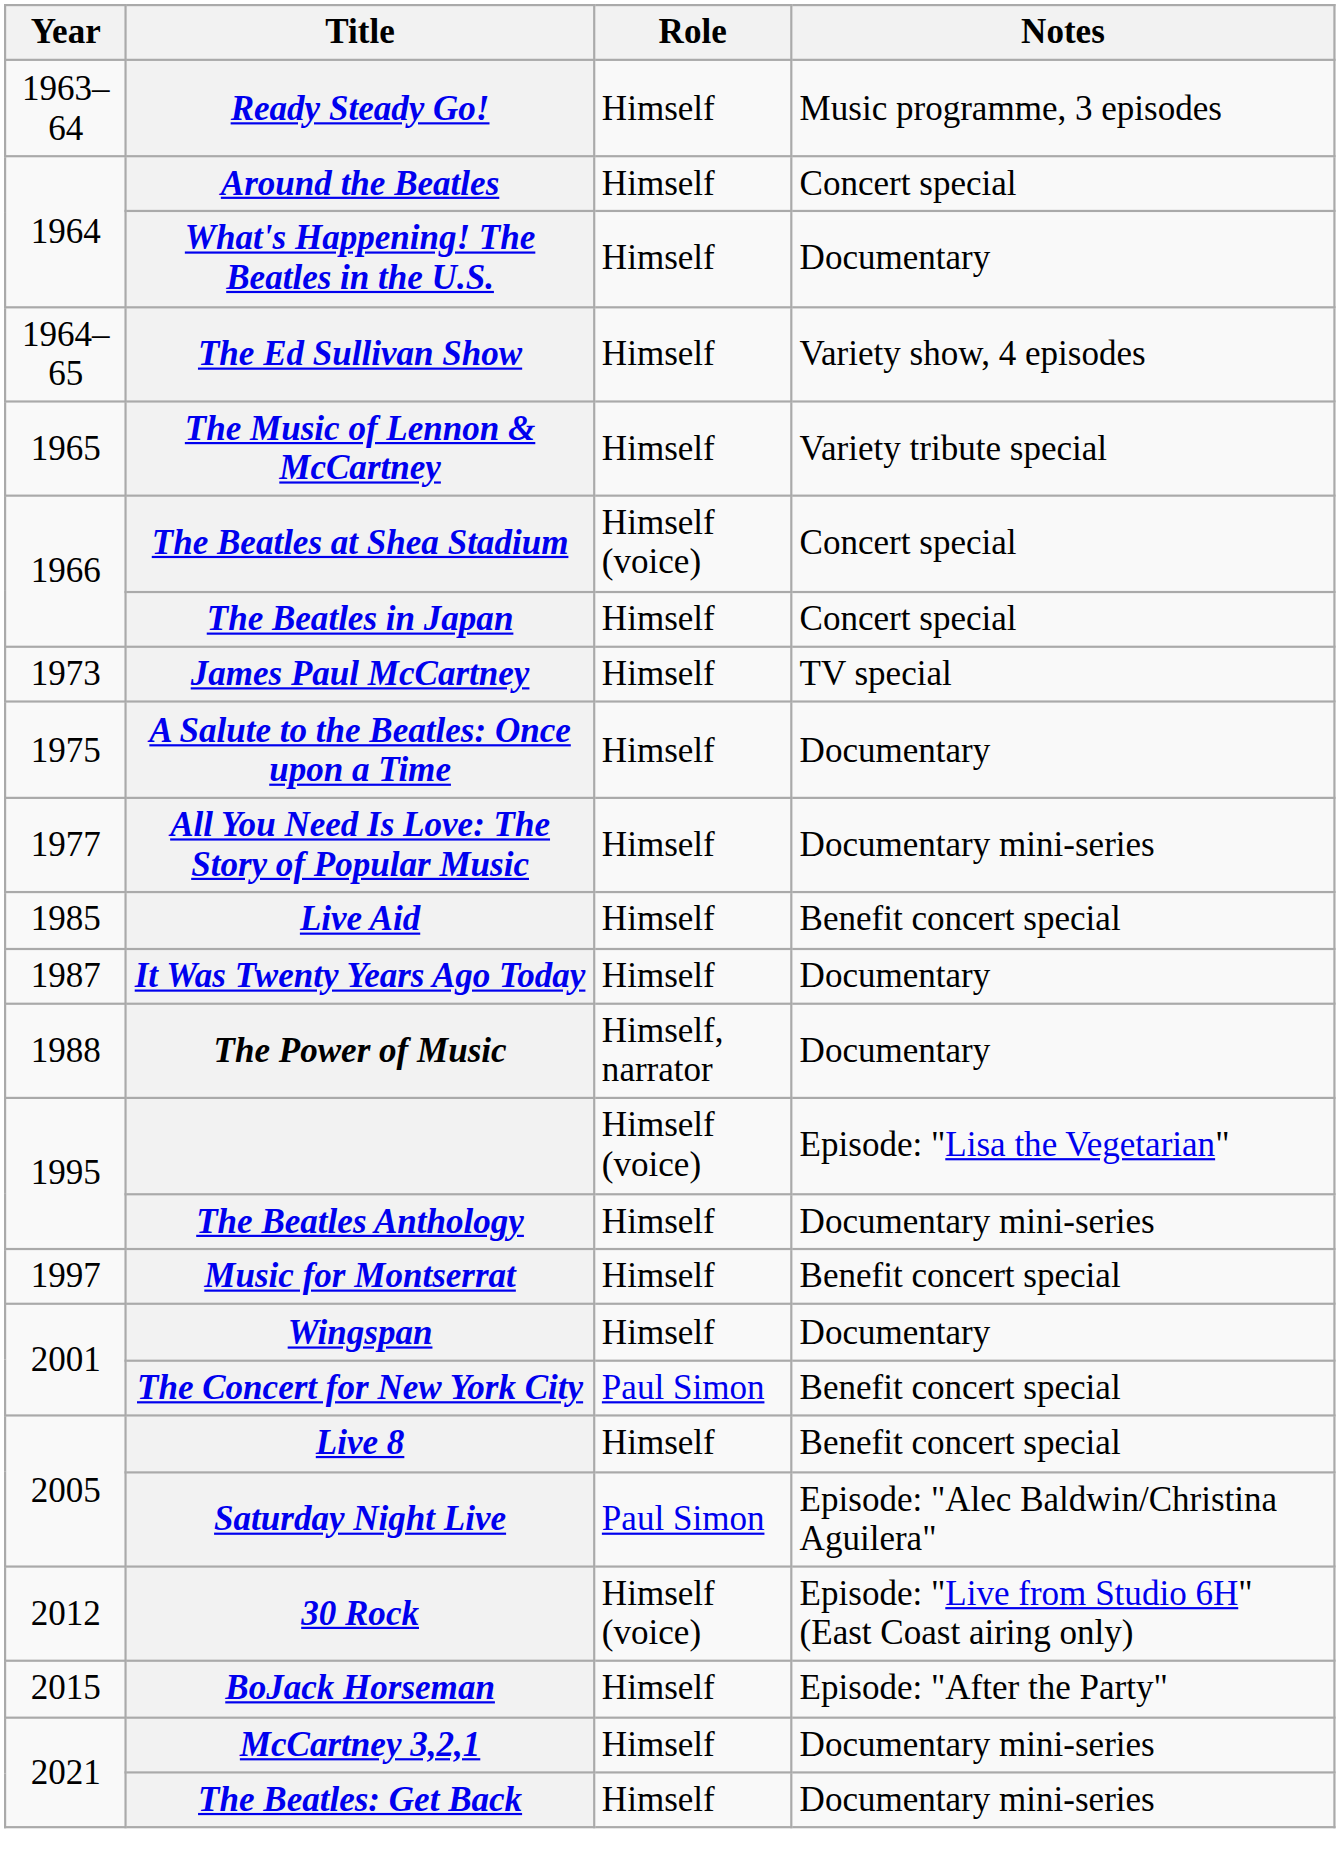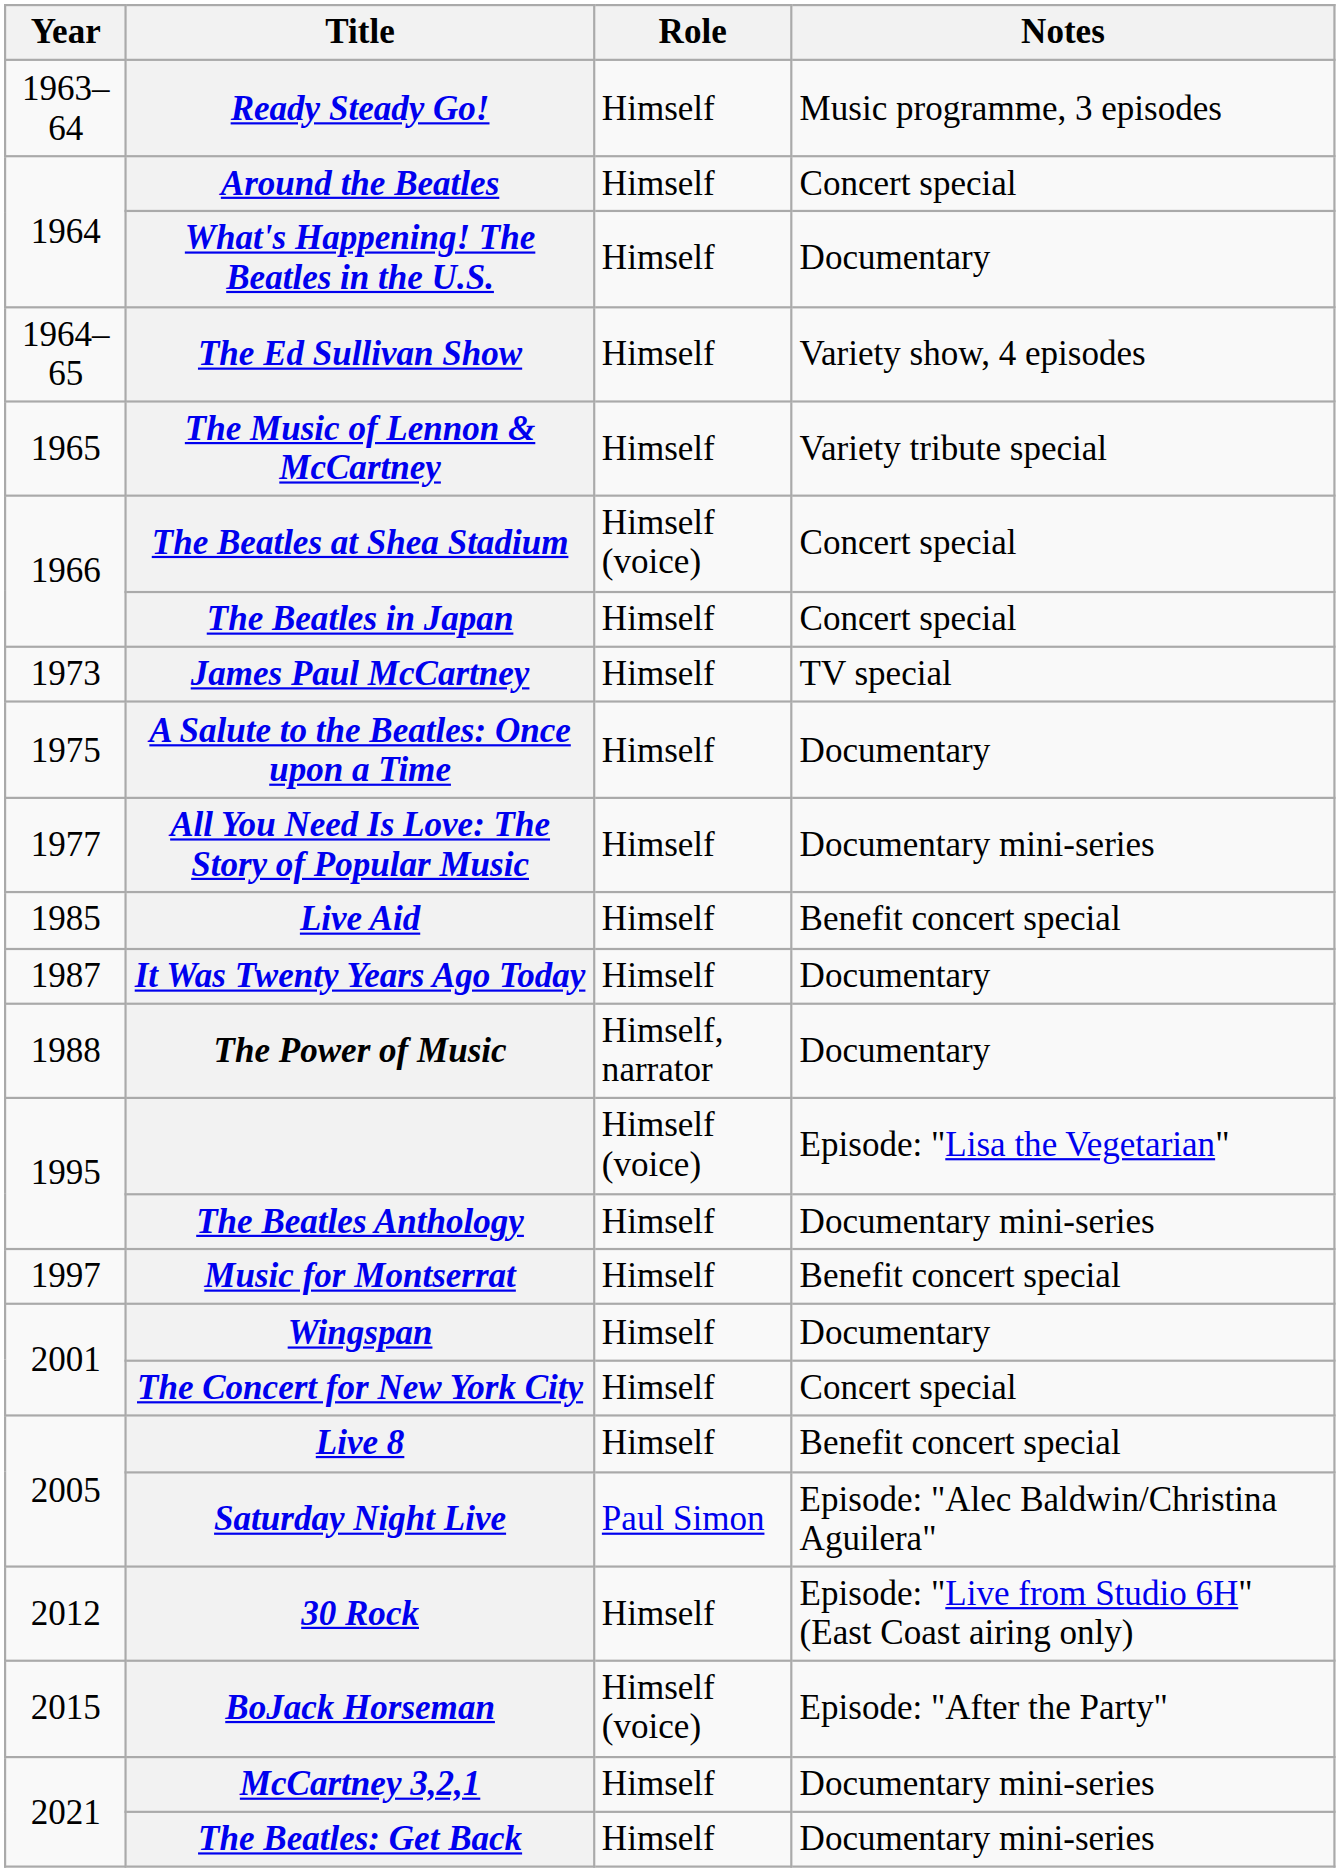(683, 1387) Paul Simon -> (658, 1387) Himself
(960, 1387) Benefit concert special -> (908, 1387) Concert special
(658, 1613) Himself (voice) -> (658, 1613) Himself
(658, 1688) Himself -> (658, 1708) Himself (voice)
